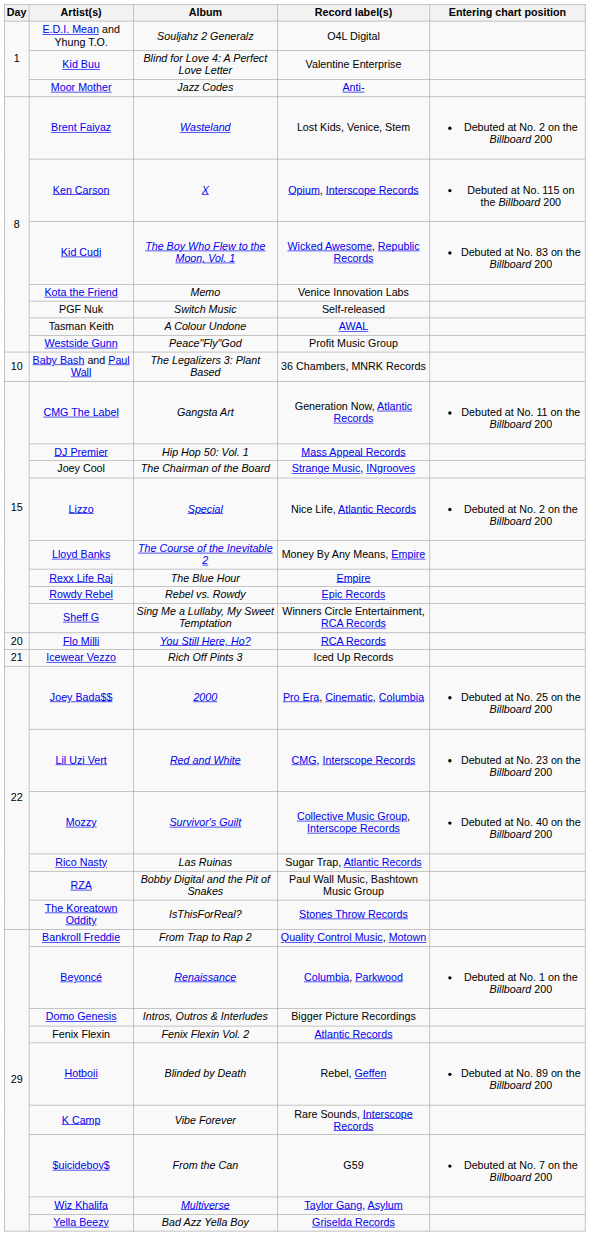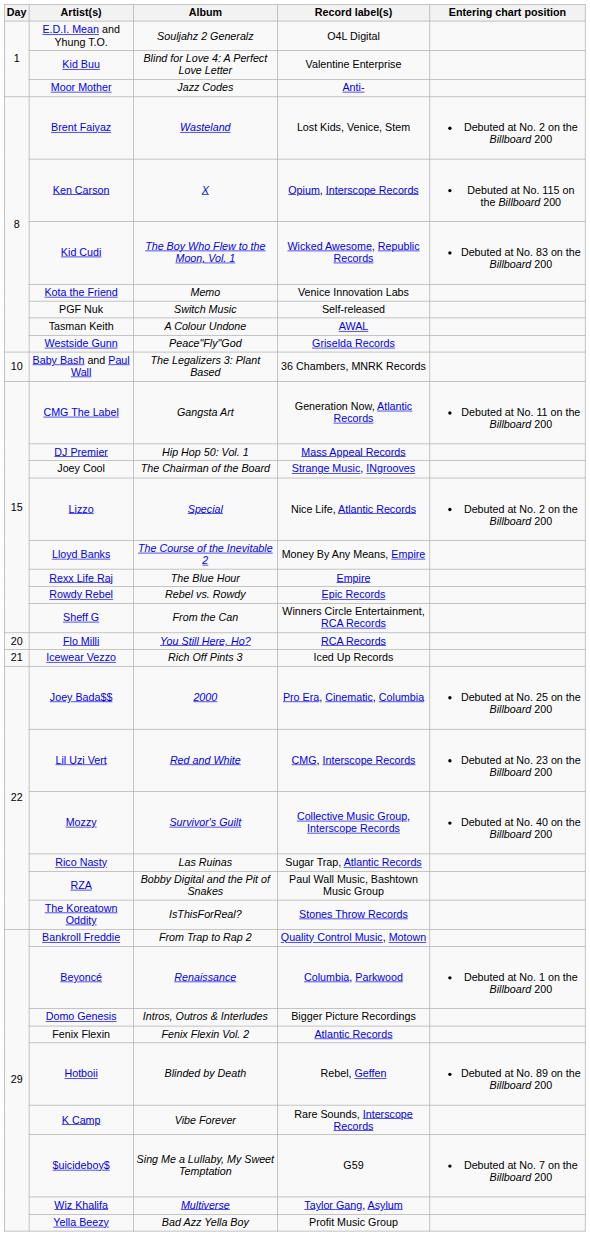(353, 343) Profit Music Group -> (353, 343) Griselda Records
(205, 618) Sing Me a Lullaby, My Sweet Temptation -> (205, 618) From the Can
(205, 1165) From the Can -> (205, 1165) Sing Me a Lullaby, My Sweet Temptation
(353, 1222) Griselda Records -> (353, 1222) Profit Music Group
